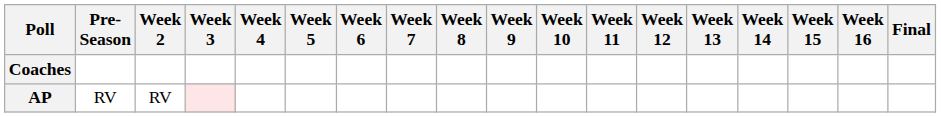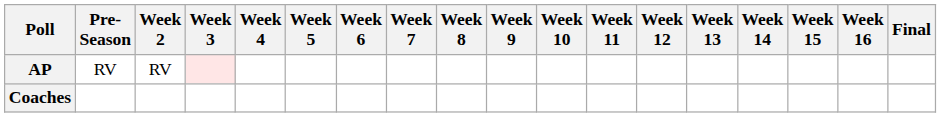rows swapped: (40, 98) <-> (40, 69)
